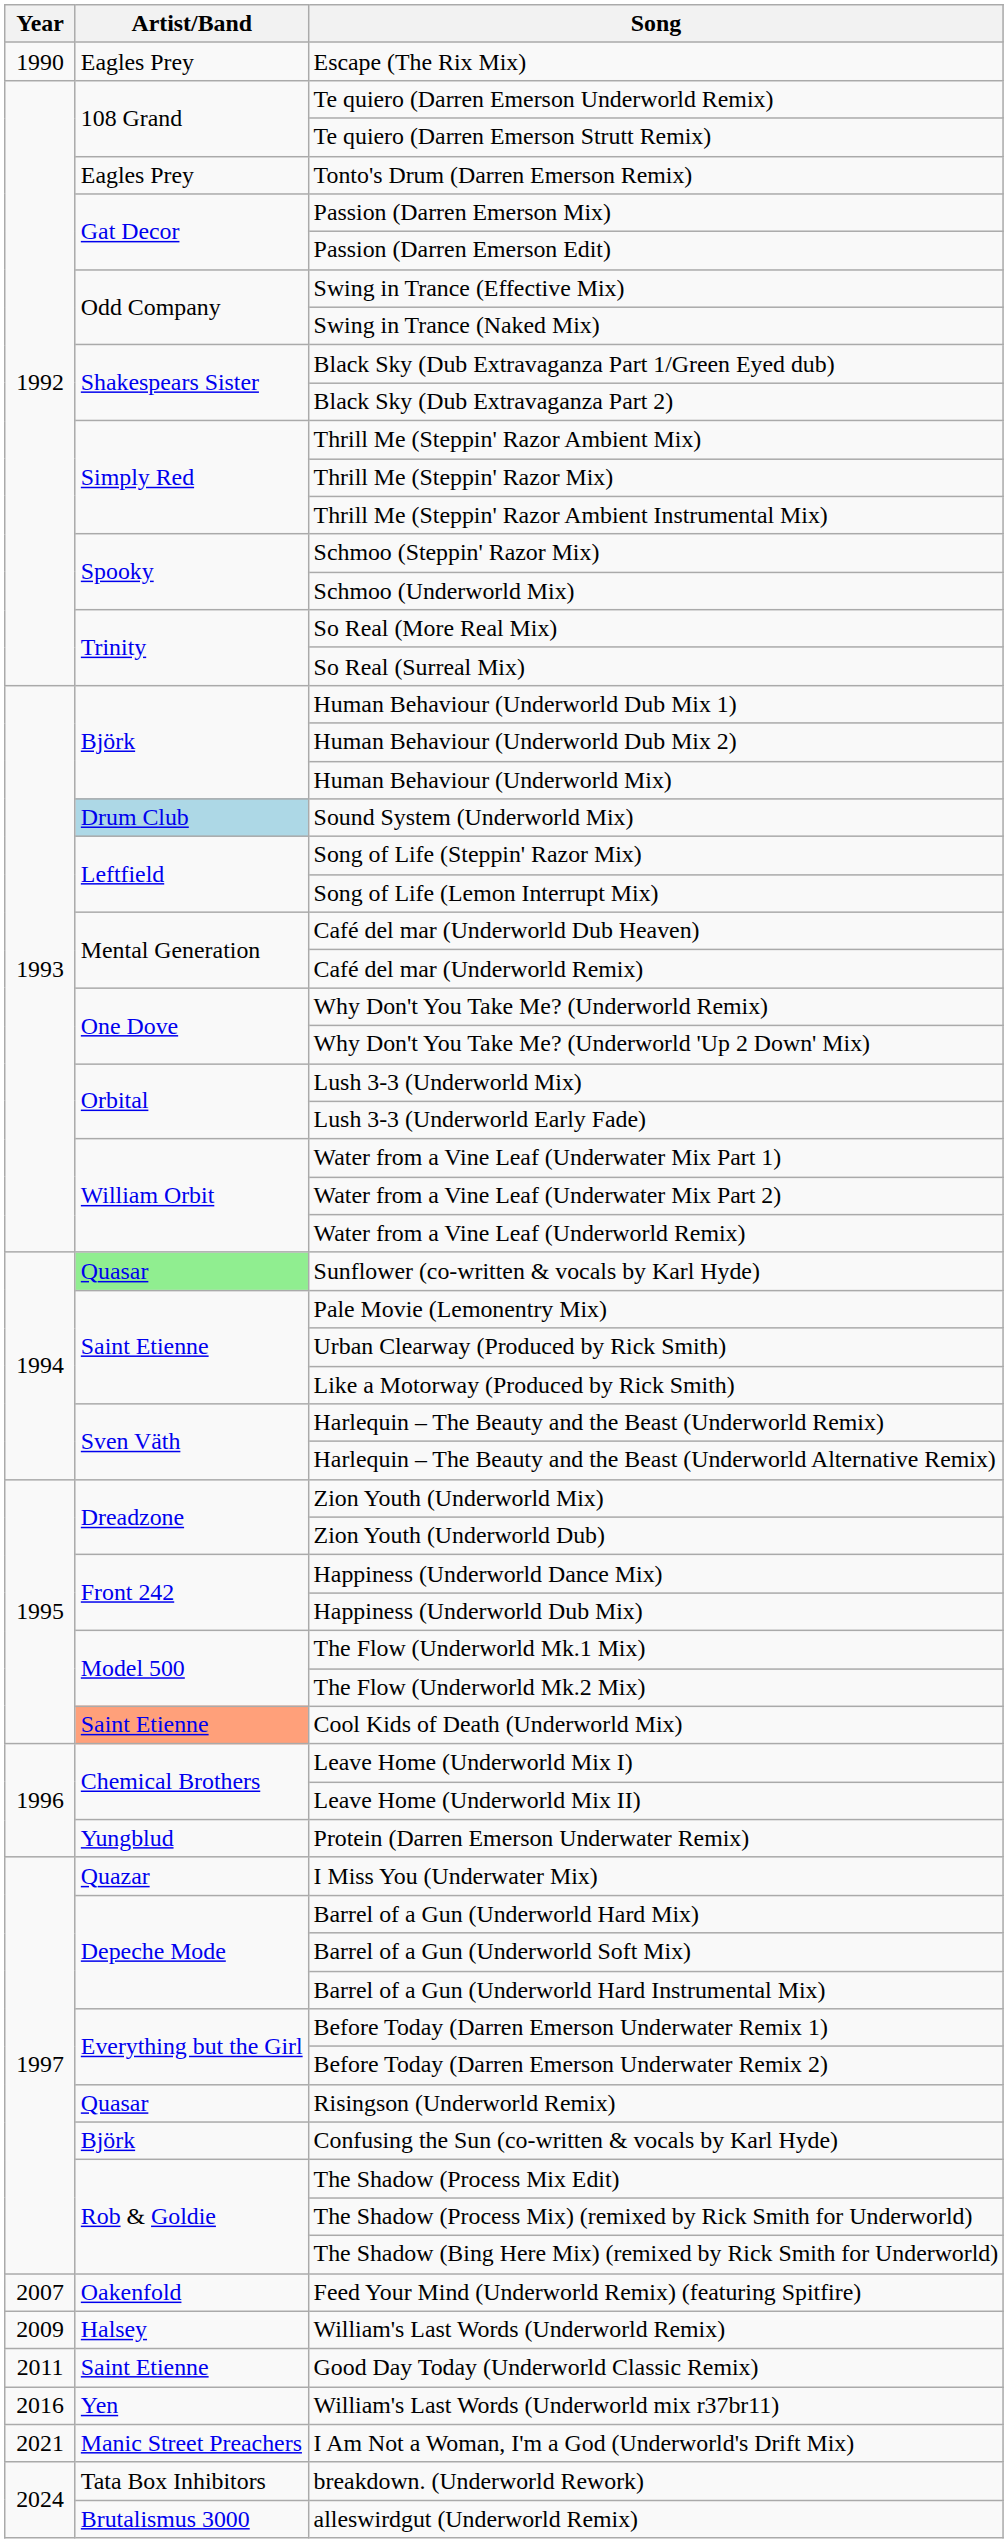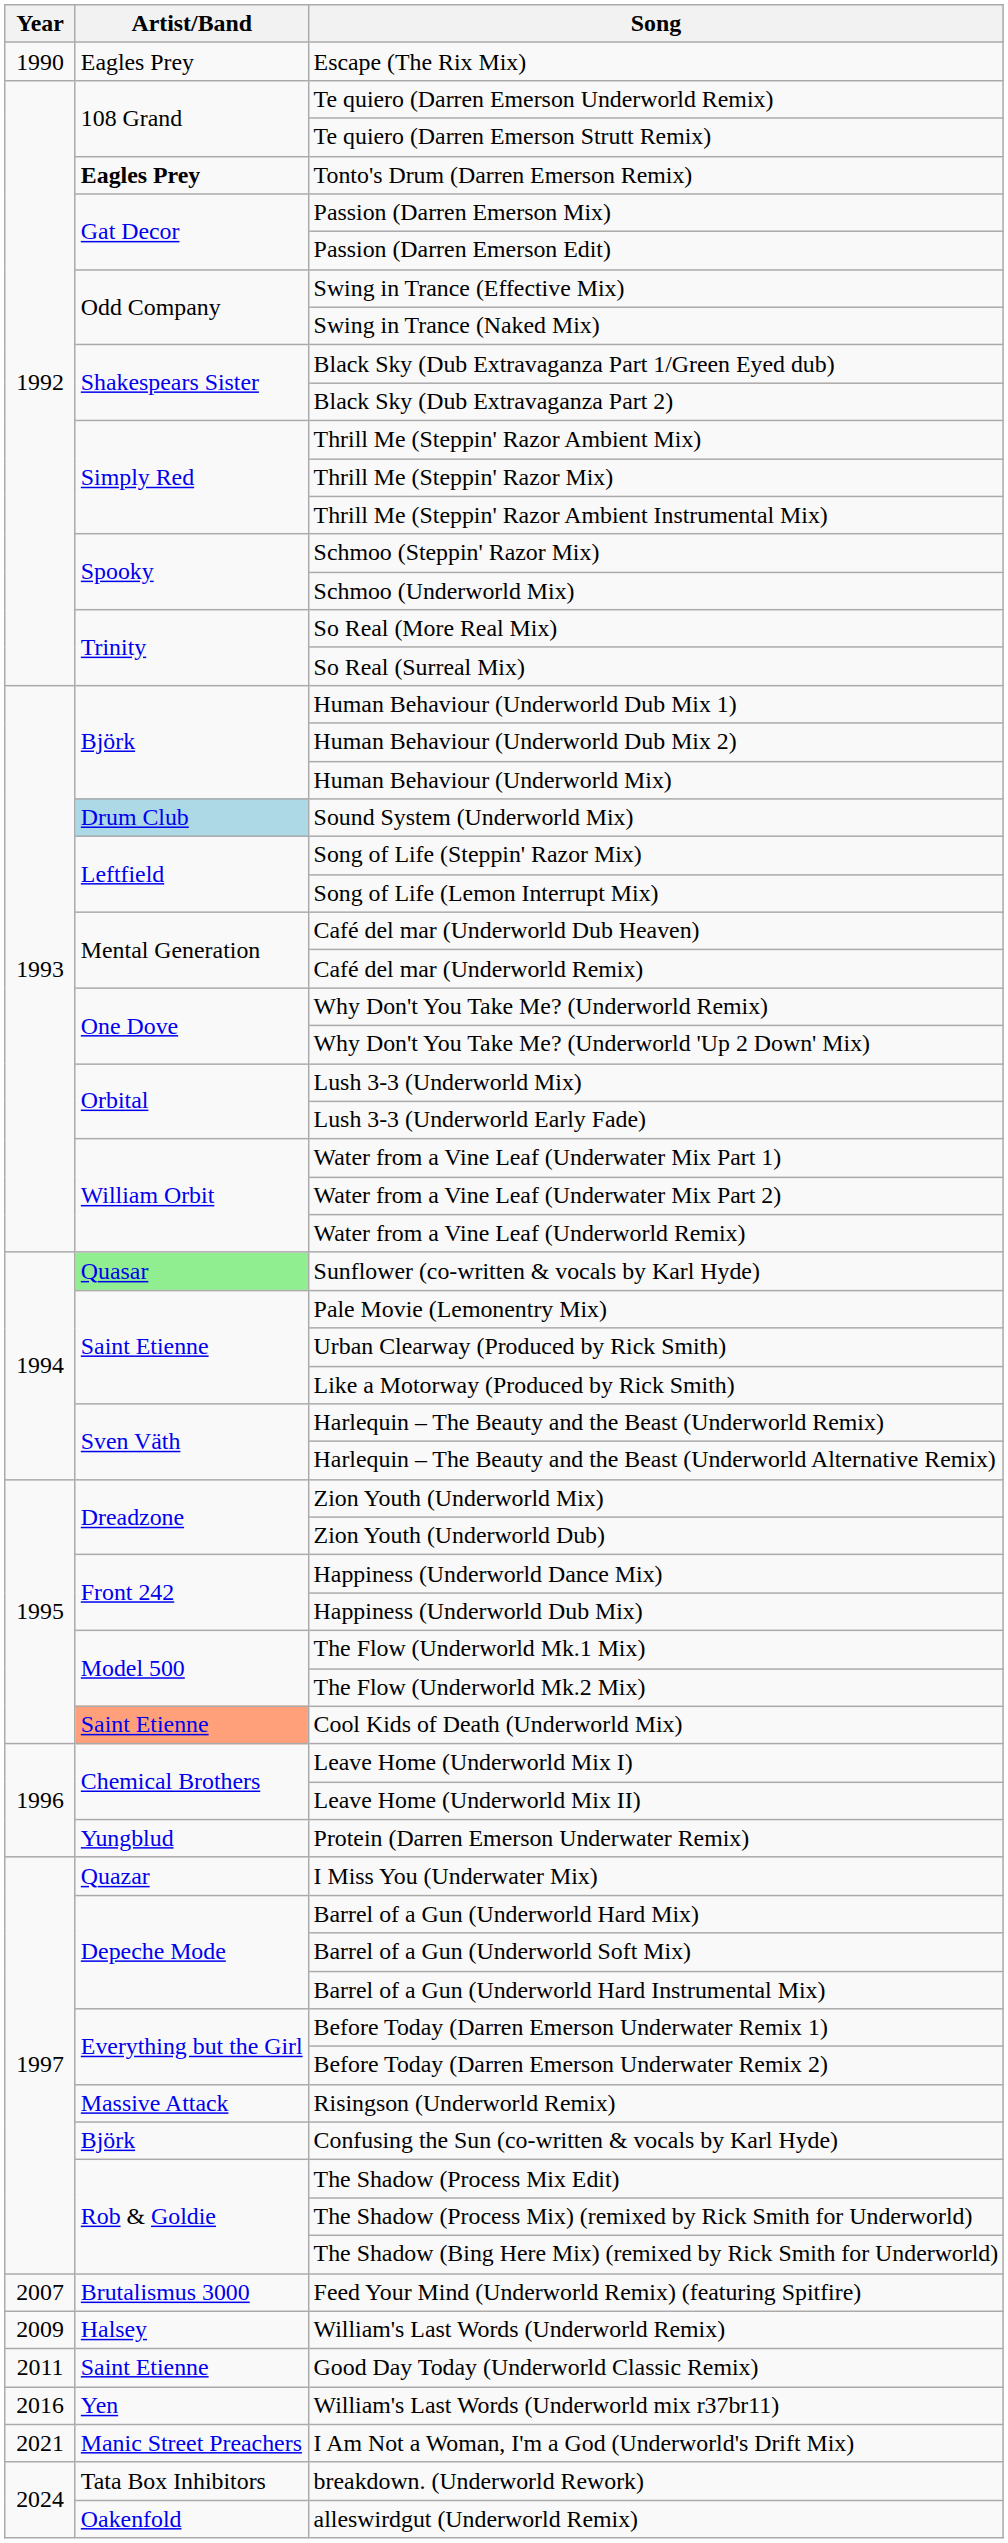(137, 174) normal -> (141, 174) bold
(115, 2102) Quasar -> (155, 2102) Massive Attack
(131, 2291) Oakenfold -> (165, 2291) Brutalismus 3000
(165, 2518) Brutalismus 3000 -> (131, 2518) Oakenfold
